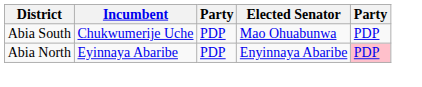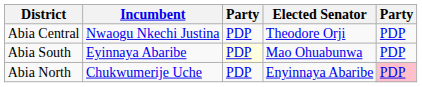+ row: (44, 33)
(135, 33) Chukwumerije Uche -> (136, 53) Eyinnaya Abaribe
(213, 33) no background -> (239, 53) lightyellow background
(128, 53) Eyinnaya Abaribe -> (144, 72) Chukwumerije Uche
